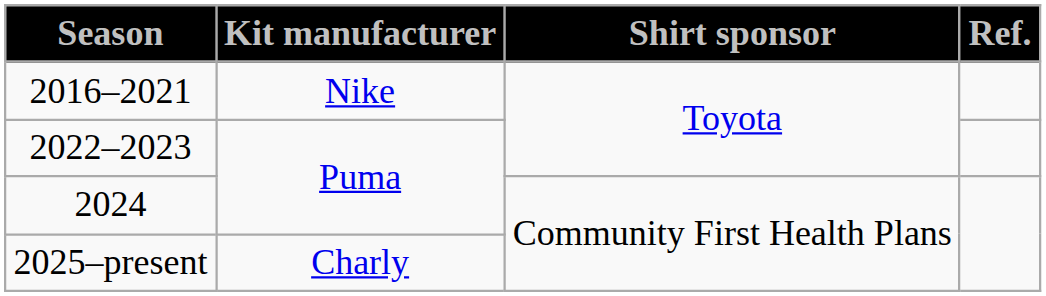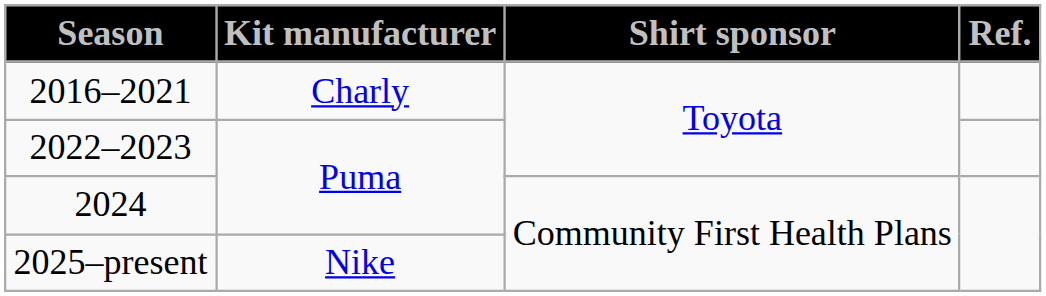(360, 90) Nike -> (360, 90) Charly
(360, 261) Charly -> (360, 261) Nike
